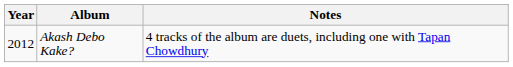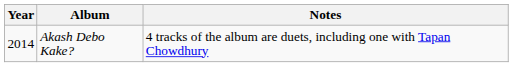(21, 43) 2012 -> (21, 43) 2014
